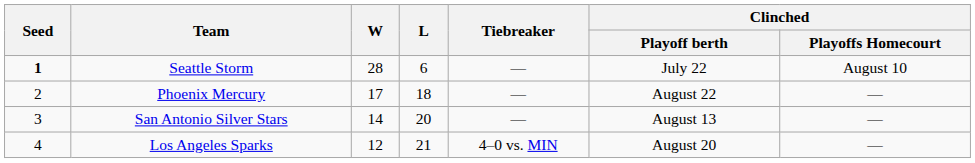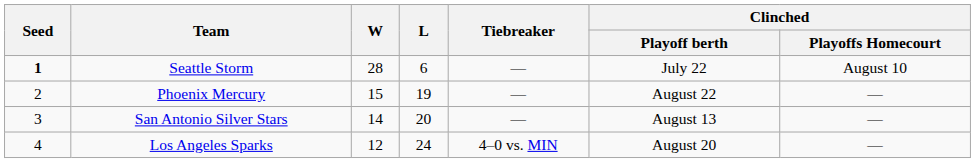(375, 94) 17 -> (375, 94) 15
(424, 94) 18 -> (424, 94) 19
(424, 145) 21 -> (424, 145) 24
